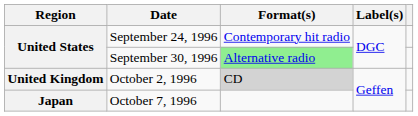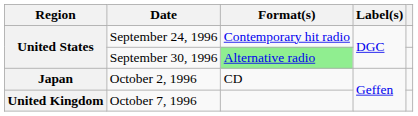(56, 79) United Kingdom -> (55, 79) Japan
(233, 79) lightgrey background -> (233, 79) no background
(55, 100) Japan -> (56, 100) United Kingdom
